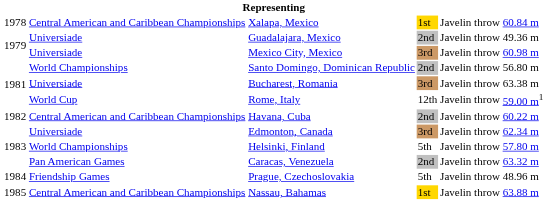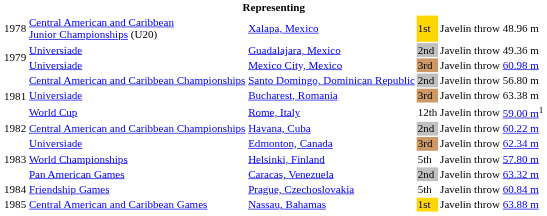(137, 22) Central American and Caribbean Championships -> (101, 28) Central American and Caribbean Junior Championships (U20)
(521, 22) 60.84 m -> (521, 28) 48.96 m
(78, 68) World Championships -> (137, 80) Central American and Caribbean Championships
(521, 177) 48.96 m -> (521, 189) 60.84 m
(137, 192) Central American and Caribbean Championships -> (118, 205) Central American and Caribbean Games
